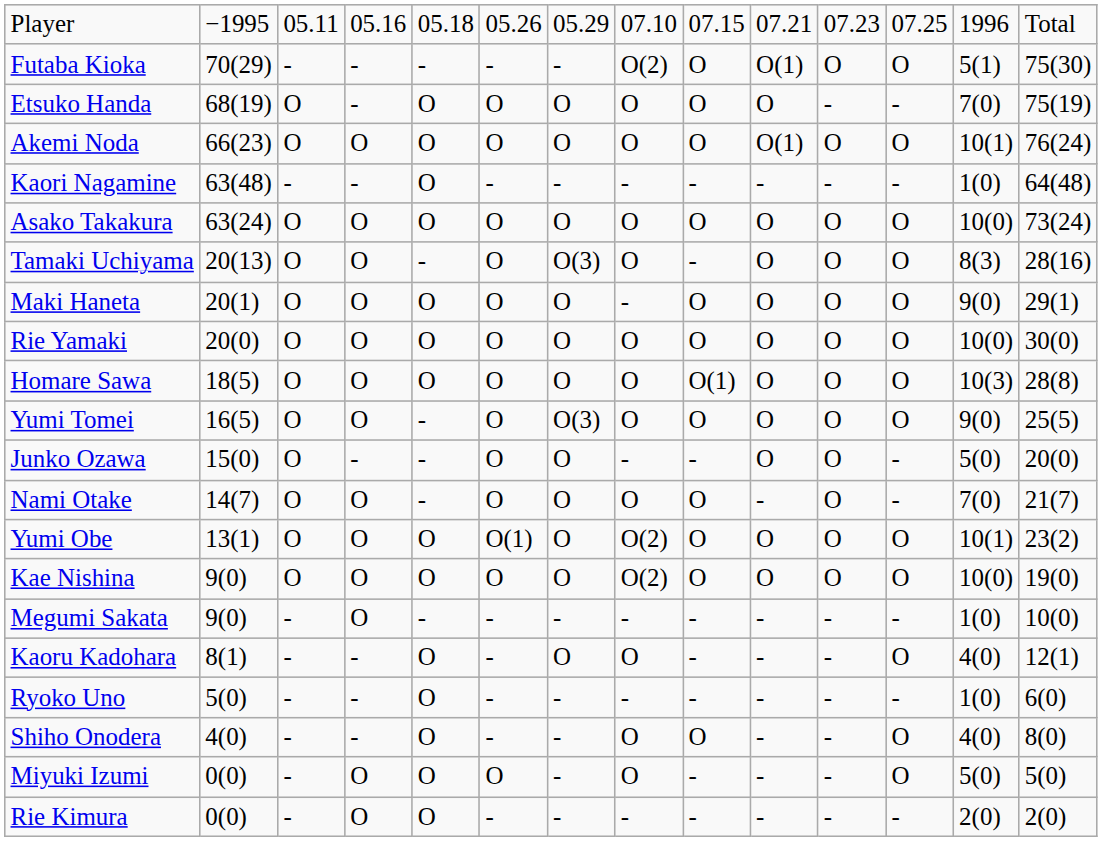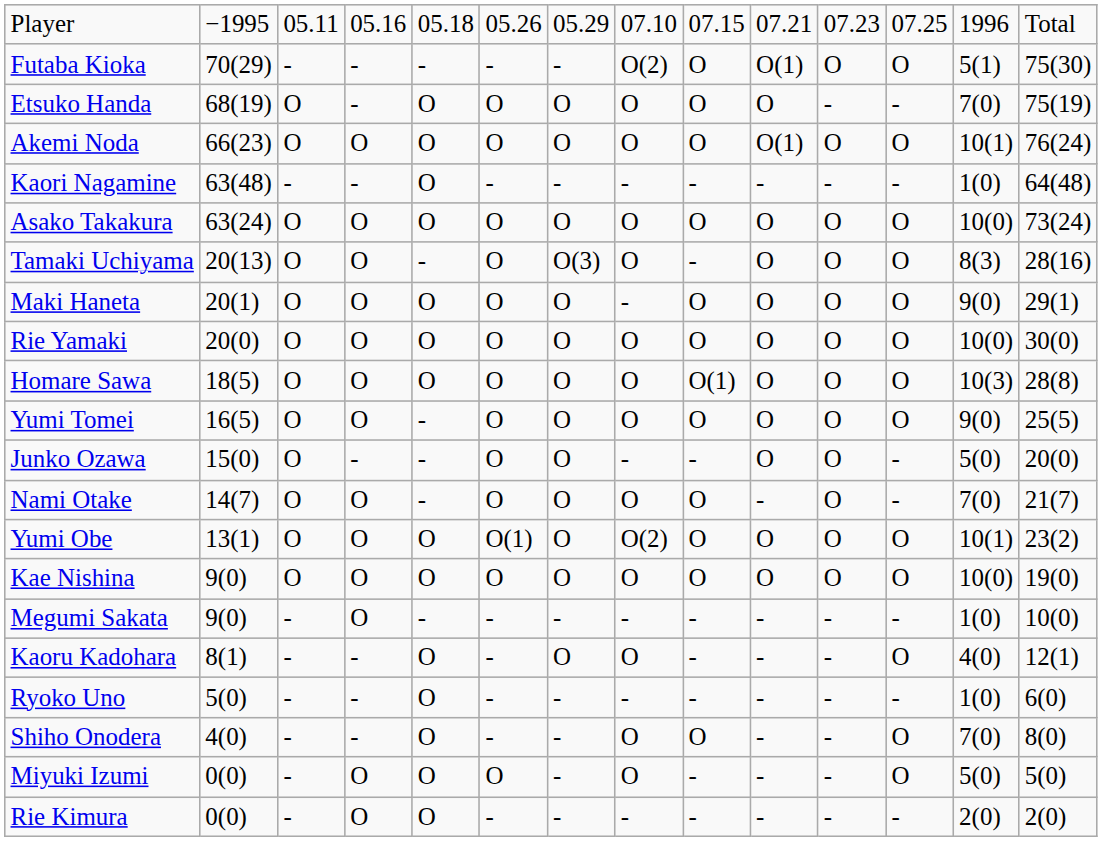(577, 420) O(3) -> (562, 420) O
(644, 578) O(2) -> (630, 578) O
(980, 736) 4(0) -> (980, 736) 7(0)
